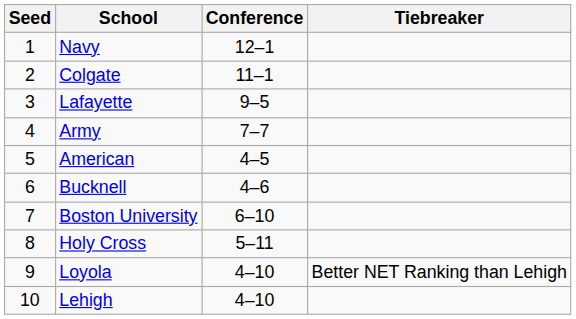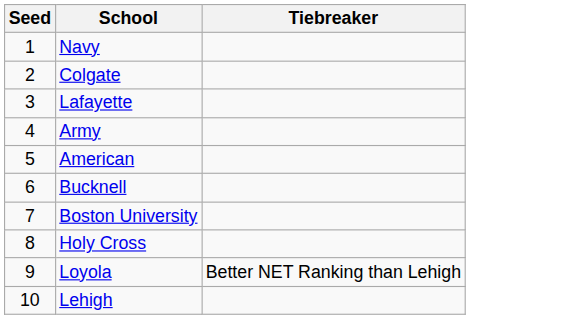- column: (255, 18)
